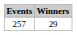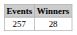(53, 24) 29 -> (53, 24) 28
